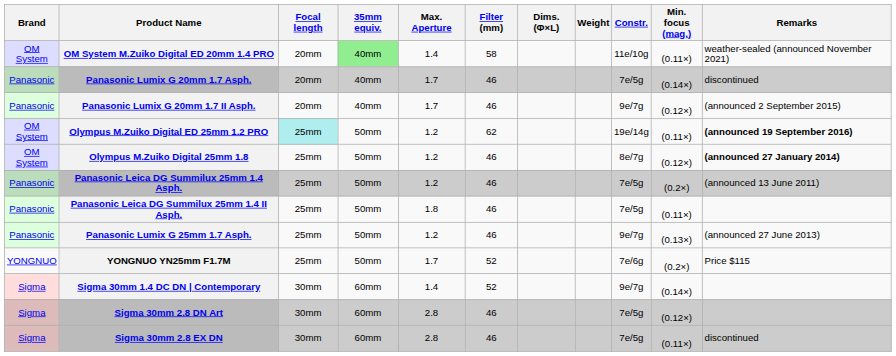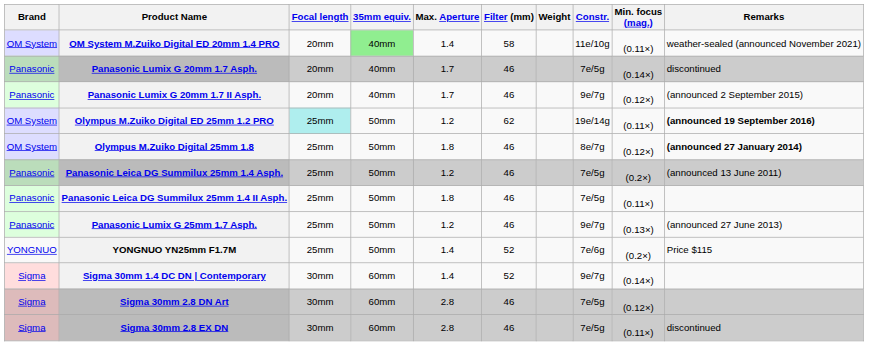- column: (546, 22)
(432, 157) 1.2 -> (447, 146) 1.8
(432, 260) 1.7 -> (447, 250) 1.4
